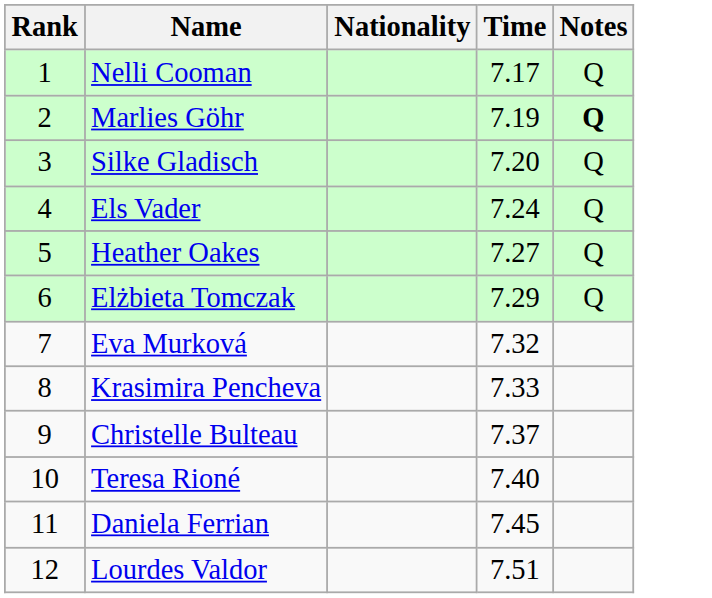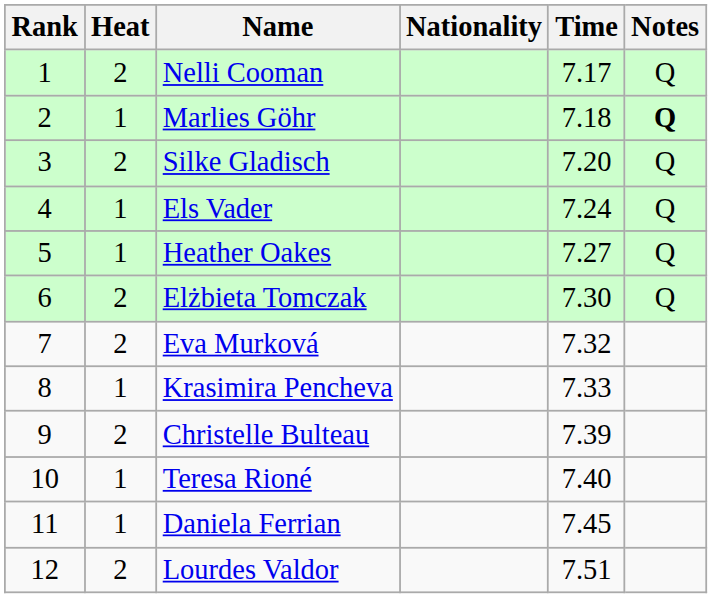+ column: (120, 27)
(515, 117) 7.19 -> (587, 117) 7.18
(515, 298) 7.29 -> (587, 298) 7.30
(515, 433) 7.37 -> (587, 433) 7.39
